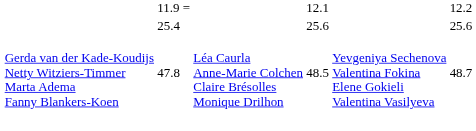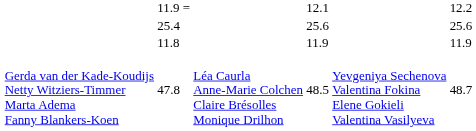+ row: (168, 43)
